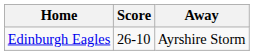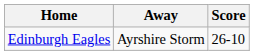columns swapped: (134, 15) <-> (202, 15)
